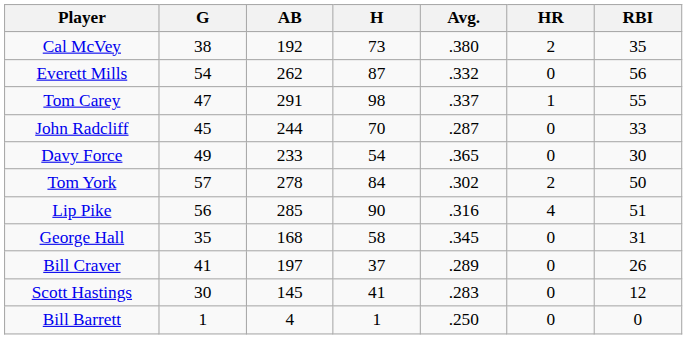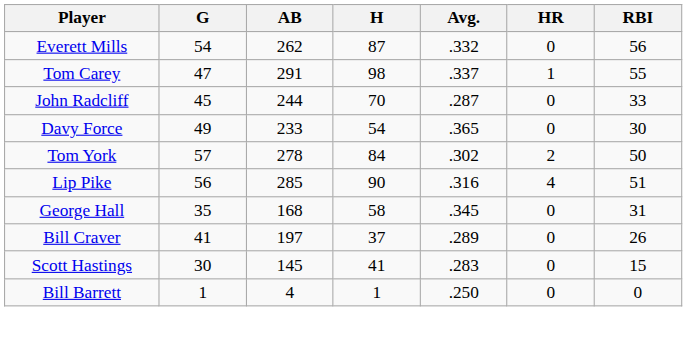- row: (82, 45)
(638, 292) 12 -> (638, 264) 15
